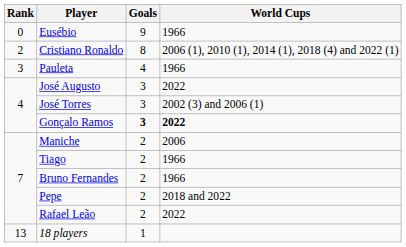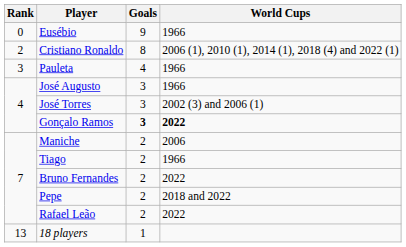(174, 86) 2022 -> (174, 86) 1966
(174, 178) 1966 -> (174, 178) 2022
